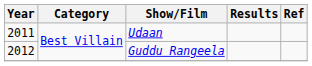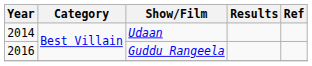(21, 32) 2011 -> (21, 32) 2014
(21, 51) 2012 -> (21, 51) 2016
